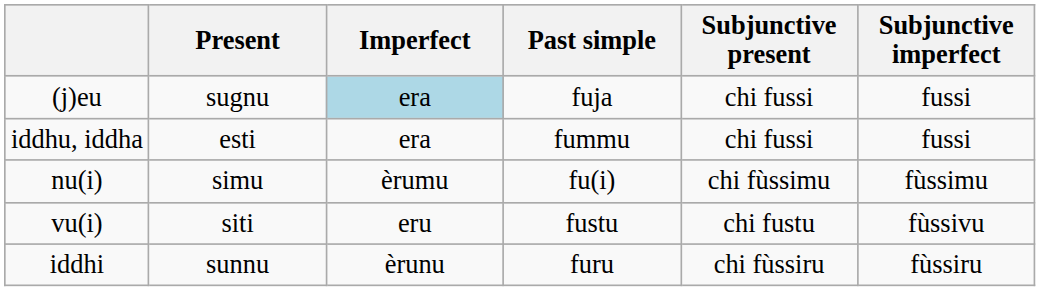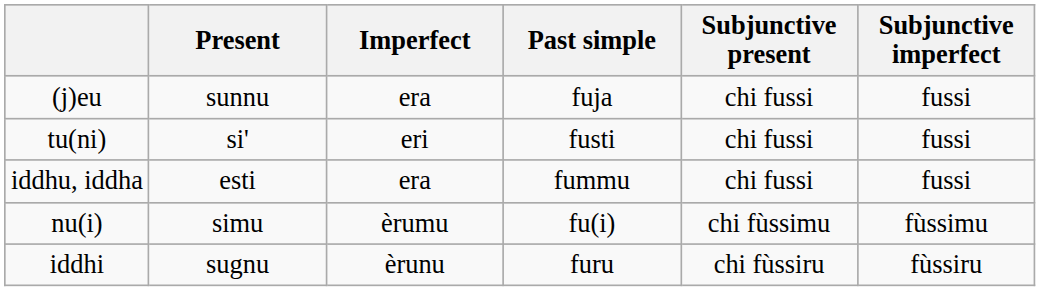(238, 97) sugnu -> (238, 97) sunnu
(415, 97) lightblue background -> (415, 97) no background
+ row: (77, 138)
- row: (77, 222)
(238, 264) sunnu -> (238, 264) sugnu
